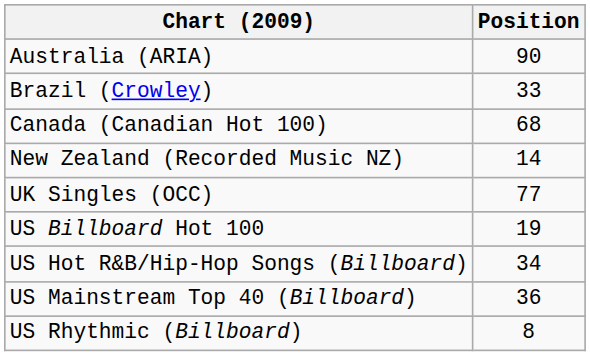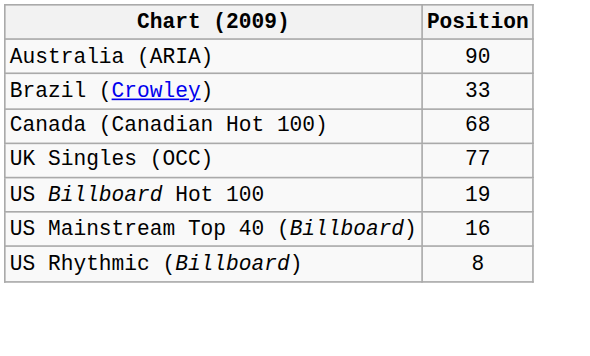- row: (207, 160)
- row: (239, 264)
(529, 298) 36 -> (478, 229) 16
